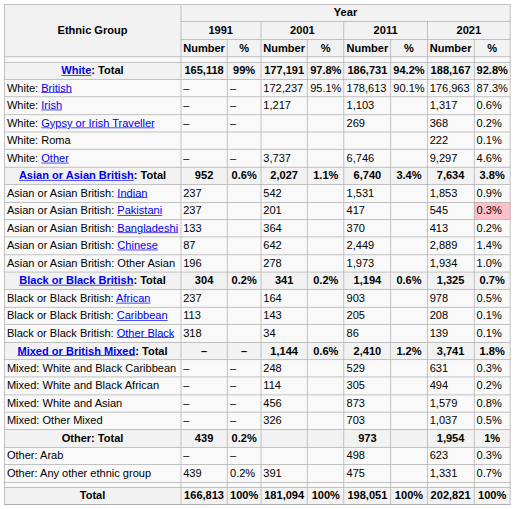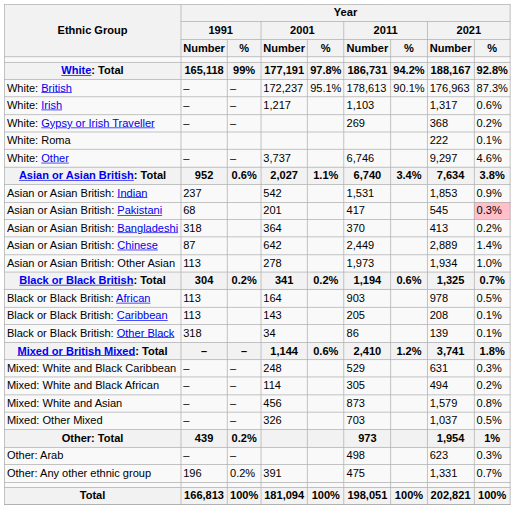(192, 210) 237 -> (189, 210) 68
(192, 228) 133 -> (192, 228) 318
(192, 263) 196 -> (192, 263) 113
(192, 298) 237 -> (192, 298) 113
(192, 473) 439 -> (192, 473) 196
